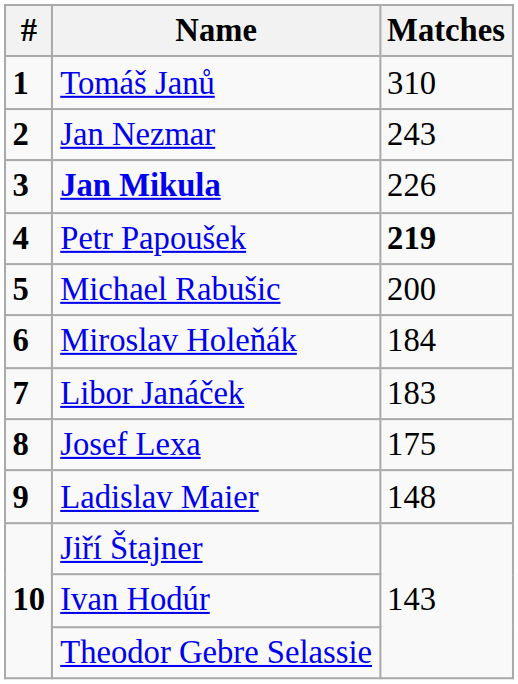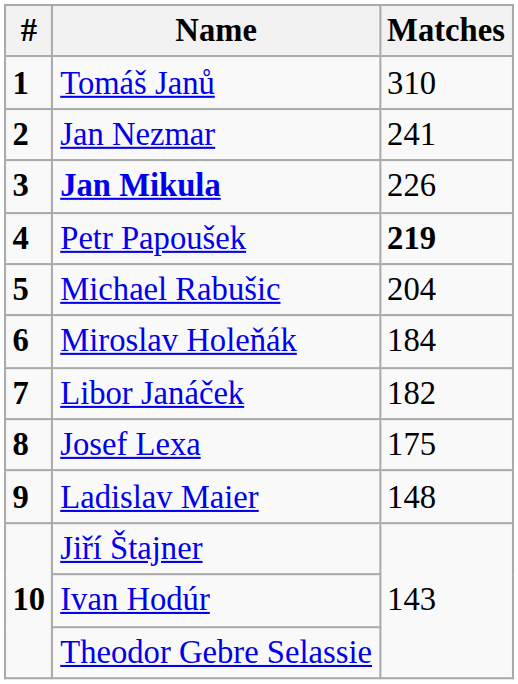(412, 133) 243 -> (412, 133) 241
(412, 289) 200 -> (412, 289) 204
(412, 392) 183 -> (412, 392) 182
